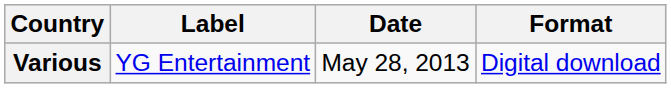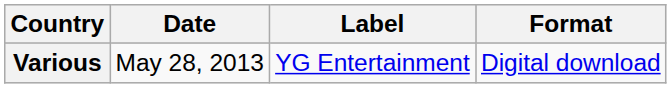columns swapped: (396, 23) <-> (213, 23)
